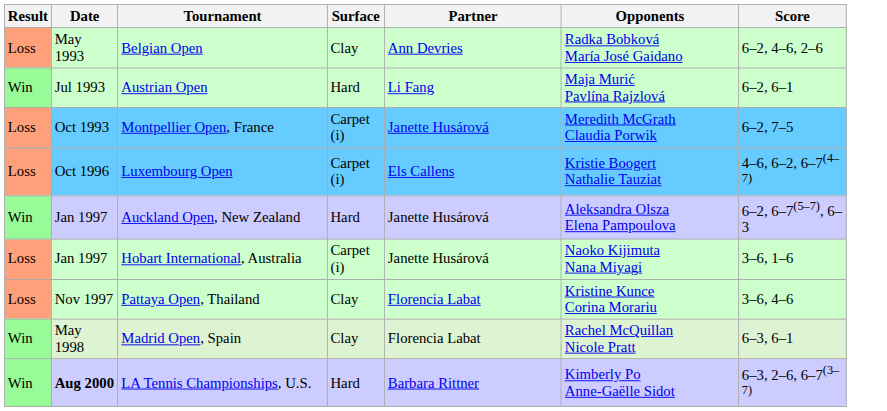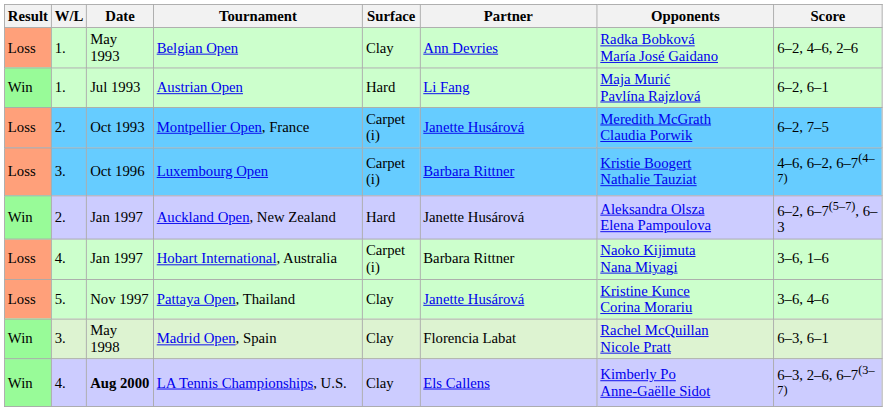+ column: (69, 16)
(421, 171) Els Callens -> (469, 171) Barbara Rittner
(438, 259) Janette Husárová -> (469, 259) Barbara Rittner
(434, 299) Florencia Labat -> (474, 299) Janette Husárová
(345, 382) Hard -> (380, 382) Clay
(433, 382) Barbara Rittner -> (457, 382) Els Callens
